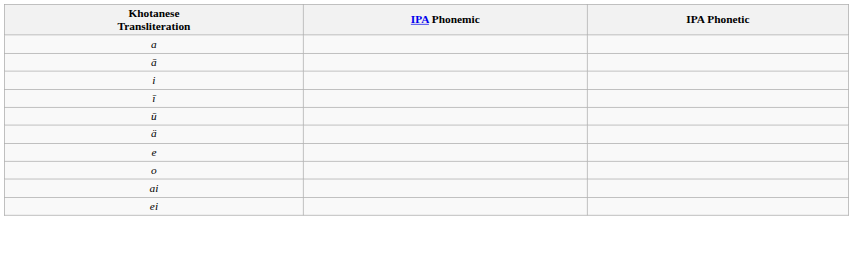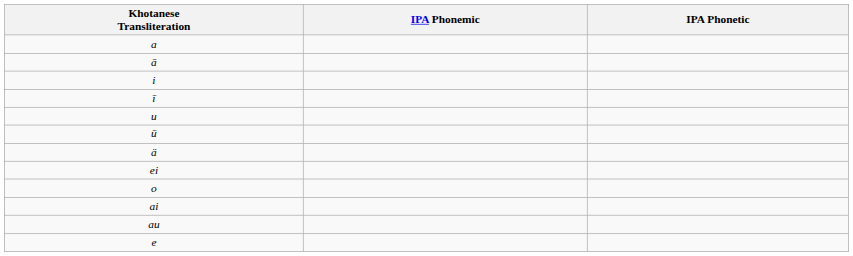+ row: (154, 116)
rows swapped: (154, 152) <-> (154, 206)
+ row: (154, 224)
